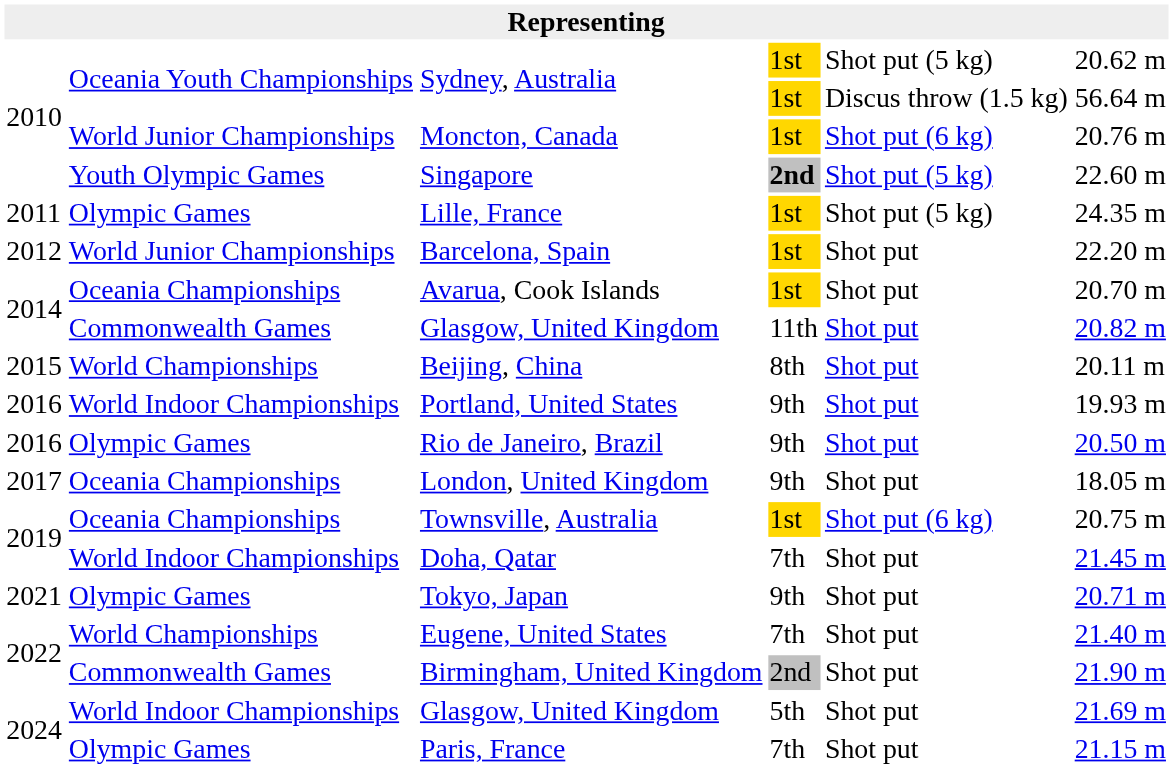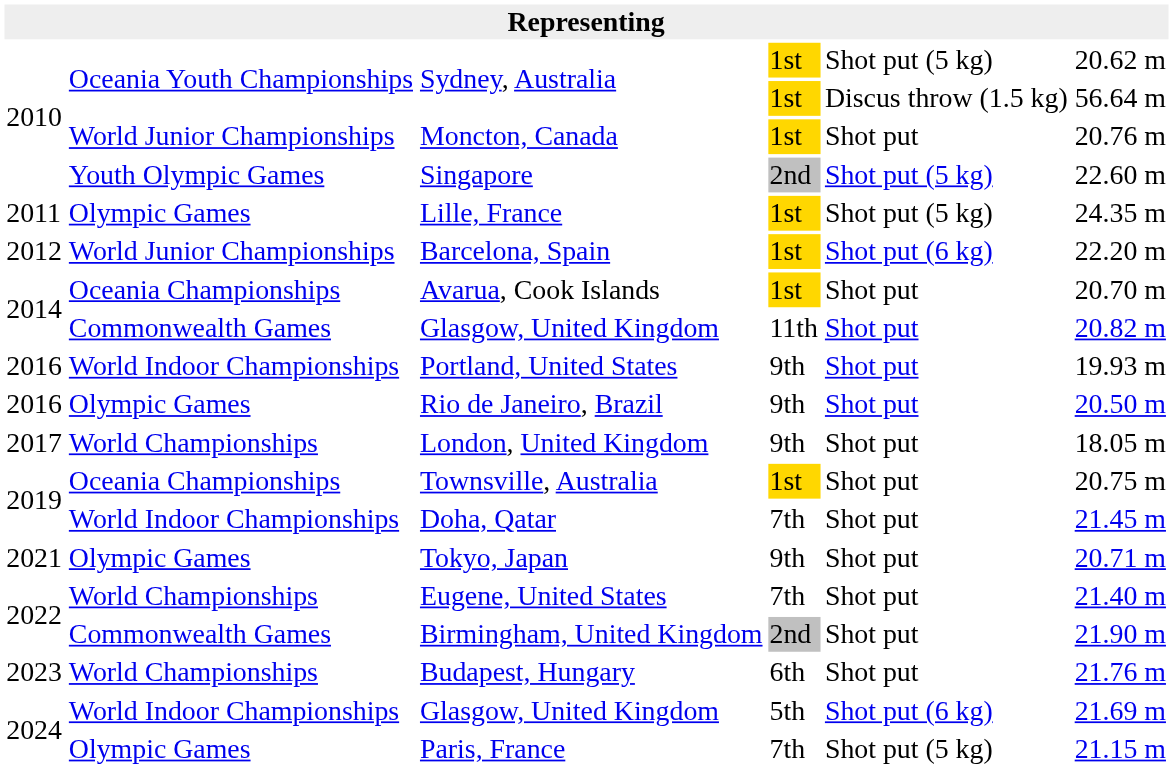(909, 136) Shot put (6 kg) -> (872, 136) Shot put
(792, 174) bold -> (790, 174) normal
(872, 251) Shot put -> (909, 251) Shot put (6 kg)
- row: (34, 366)
(205, 480) Oceania Championships -> (193, 442) World Championships
(909, 519) Shot put (6 kg) -> (872, 480) Shot put
+ row: (34, 672)
(872, 710) Shot put -> (909, 710) Shot put (6 kg)
(872, 748) Shot put -> (909, 748) Shot put (5 kg)
